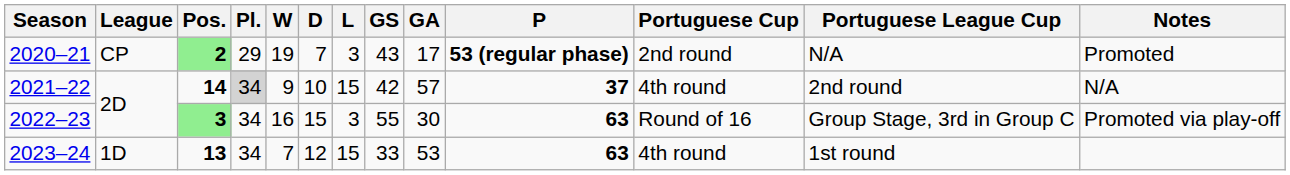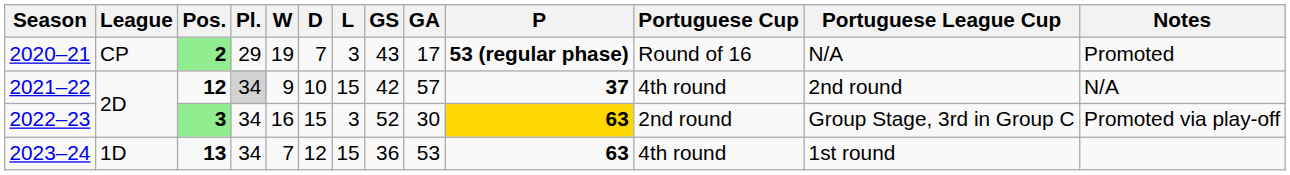(685, 53) 2nd round -> (695, 53) Round of 16
(215, 86) 14 -> (215, 86) 12
(388, 119) 55 -> (388, 119) 52
(617, 119) no background -> (617, 119) gold background
(695, 119) Round of 16 -> (685, 119) 2nd round
(388, 152) 33 -> (388, 152) 36
